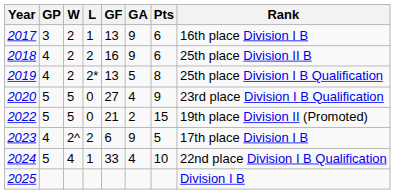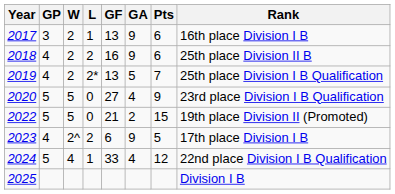(157, 76) 8 -> (157, 76) 7
(161, 158) 10 -> (161, 158) 12
